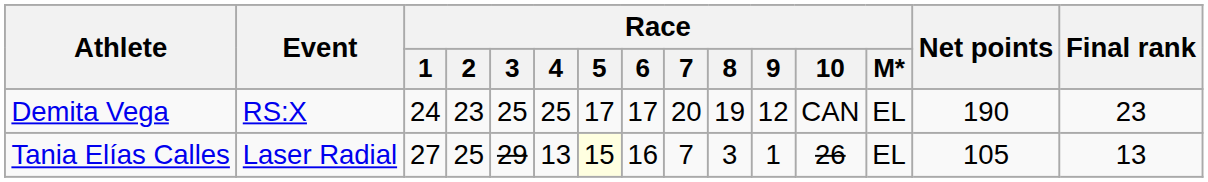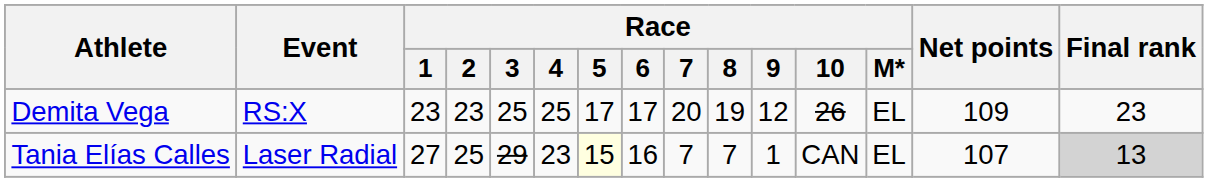(425, 112) 24 -> (425, 112) 23
(830, 112) CAN -> (830, 112) 26
(986, 112) 190 -> (986, 112) 109
(556, 155) 13 -> (556, 155) 23
(730, 155) 3 -> (730, 155) 7
(830, 155) 26 -> (830, 155) CAN
(986, 155) 105 -> (986, 155) 107
(1131, 155) no background -> (1131, 155) lightgrey background
